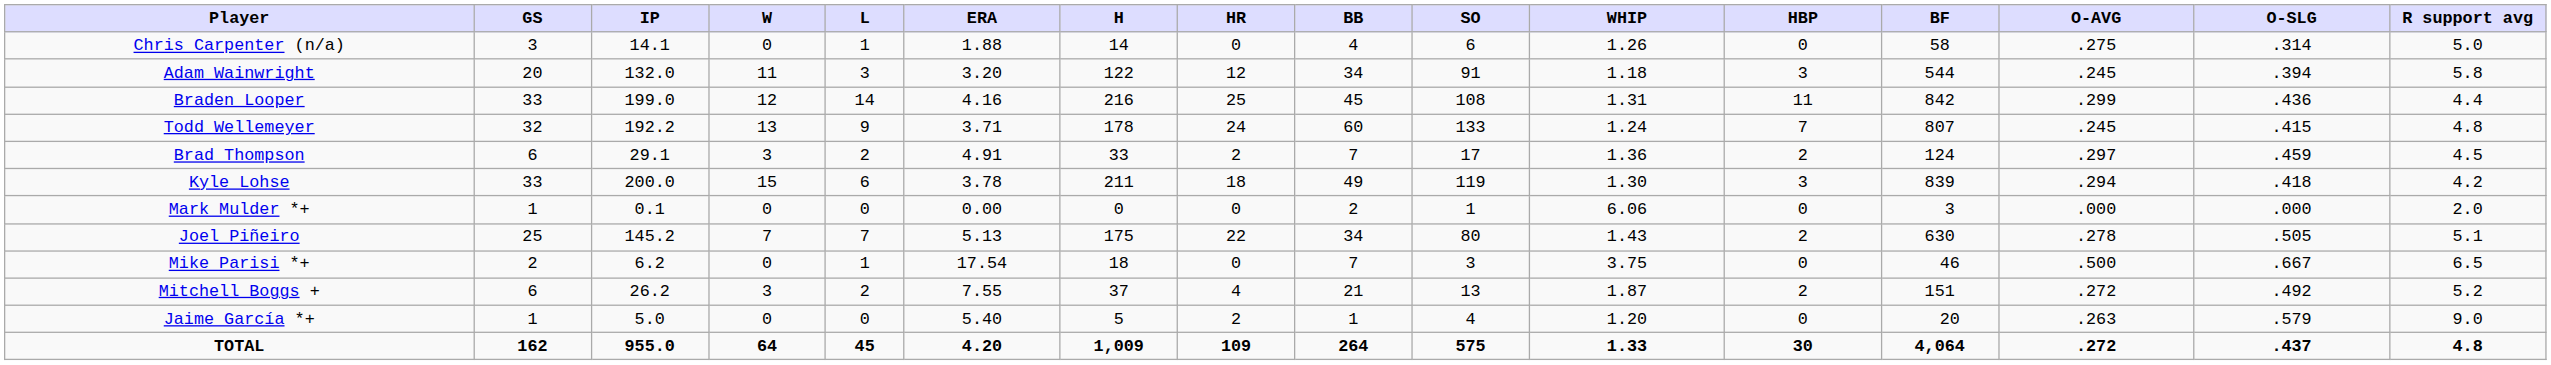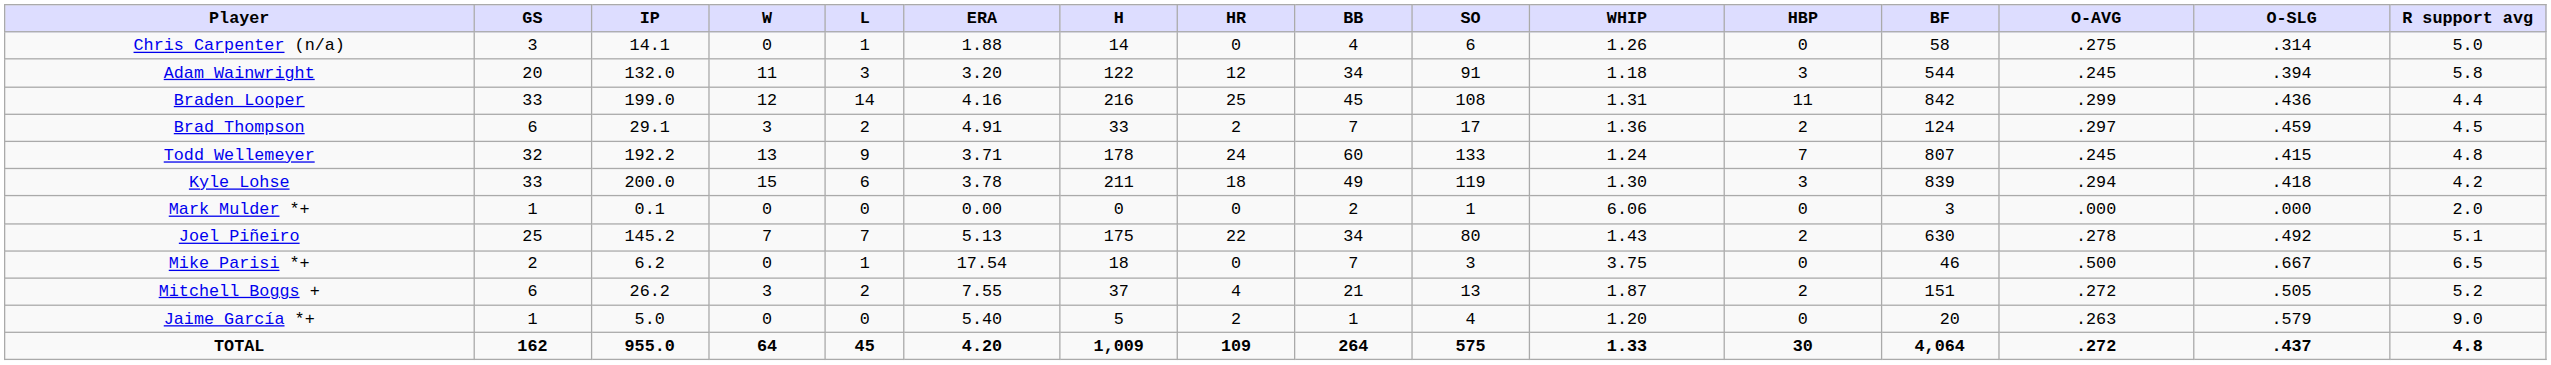rows swapped: (239, 155) <-> (239, 128)
(2292, 237) .505 -> (2292, 237) .492
(2292, 292) .492 -> (2292, 292) .505
